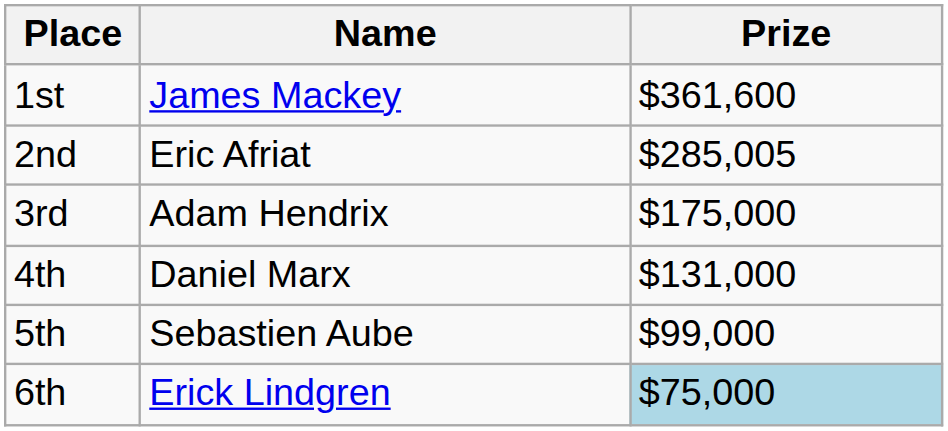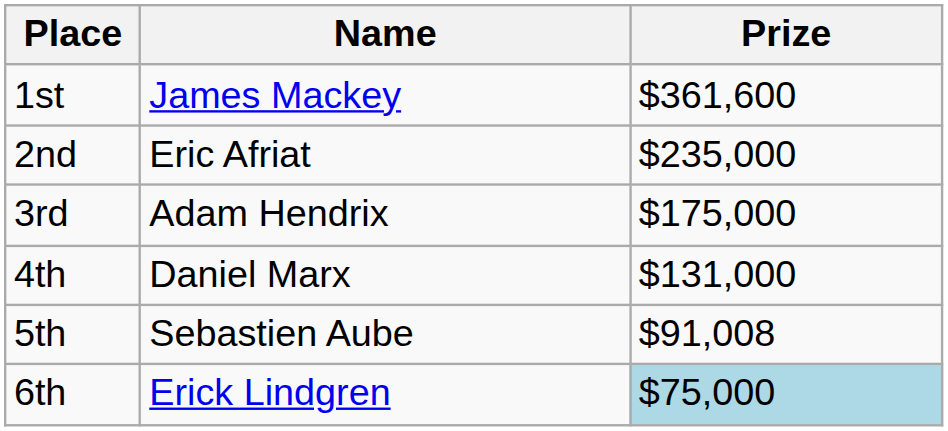(717, 154) $285,005 -> (717, 154) $235,000
(707, 333) $99,000 -> (707, 333) $91,008
